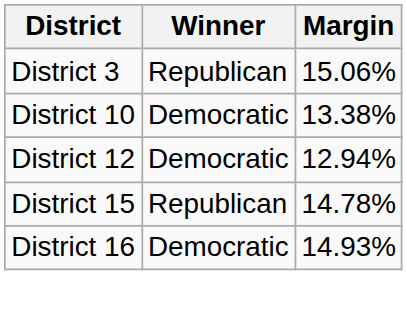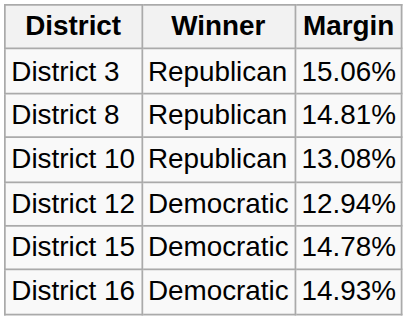+ row: (65, 114)
(218, 114) Democratic -> (218, 159) Republican
(349, 114) 13.38% -> (349, 159) 13.08%
(218, 203) Republican -> (218, 247) Democratic
